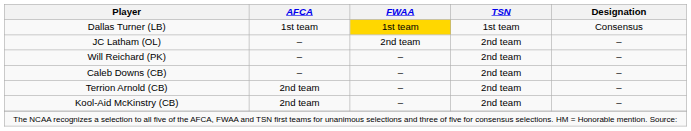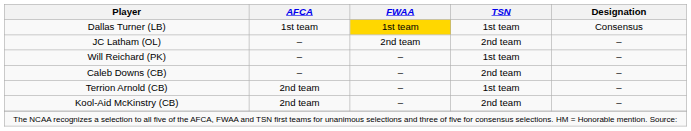(501, 57) 2nd team -> (501, 57) 1st team
(501, 88) 2nd team -> (501, 88) 1st team
